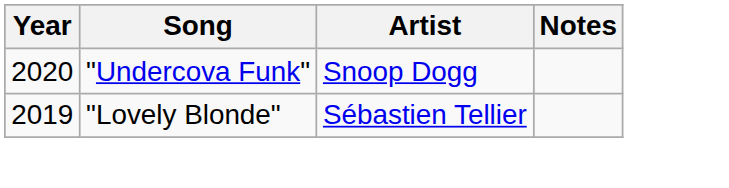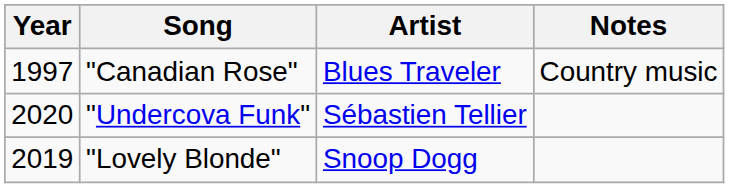+ row: (192, 70)
(400, 70) Snoop Dogg -> (425, 114) Sébastien Tellier
(425, 114) Sébastien Tellier -> (400, 159) Snoop Dogg
